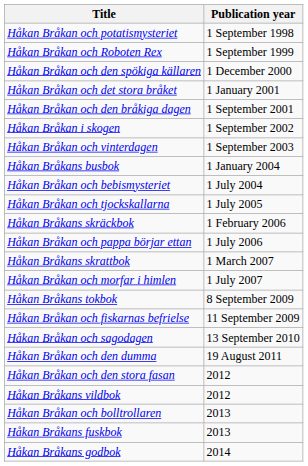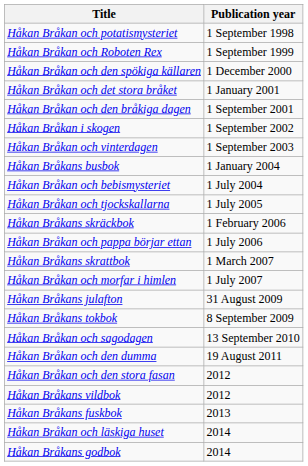+ row: (65, 299)
- row: (98, 318)
- row: (84, 413)
+ row: (85, 432)
